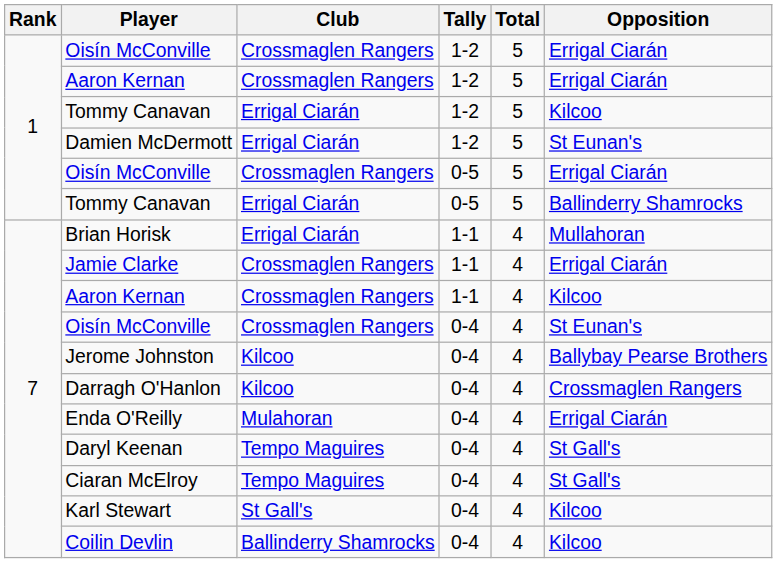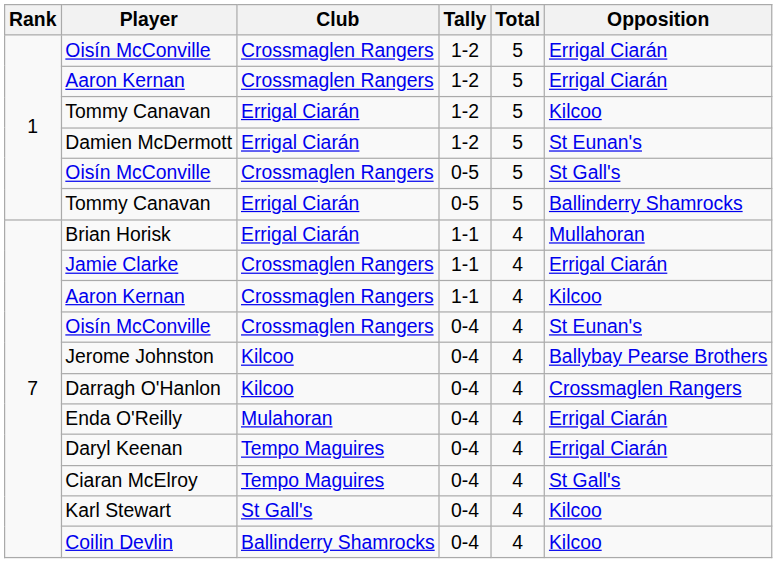(608, 173) Errigal Ciarán -> (585, 173) St Gall's
(585, 449) St Gall's -> (608, 449) Errigal Ciarán
